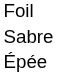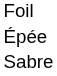rows swapped: (25, 62) <-> (28, 36)
